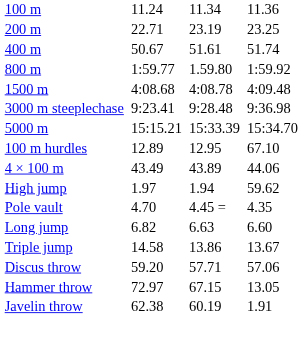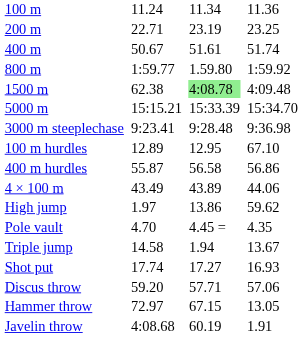(153, 89) 4:08.68 -> (147, 89) 62.38
(211, 89) no background -> (211, 89) lightgreen background
rows swapped: (27, 128) <-> (64, 108)
+ row: (46, 168)
(202, 188) 1.94 -> (205, 207) 13.86
- row: (37, 227)
(205, 247) 13.86 -> (202, 247) 1.94
+ row: (29, 267)
(147, 306) 62.38 -> (153, 326) 4:08.68
